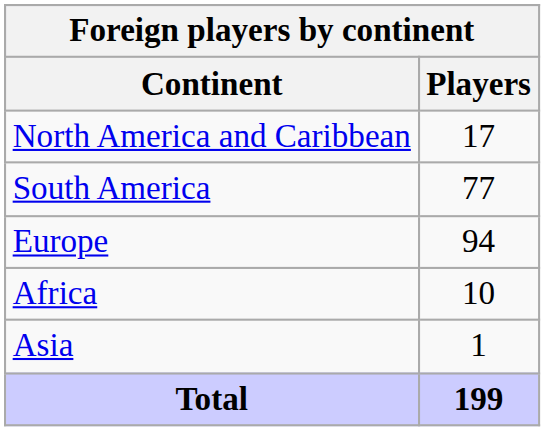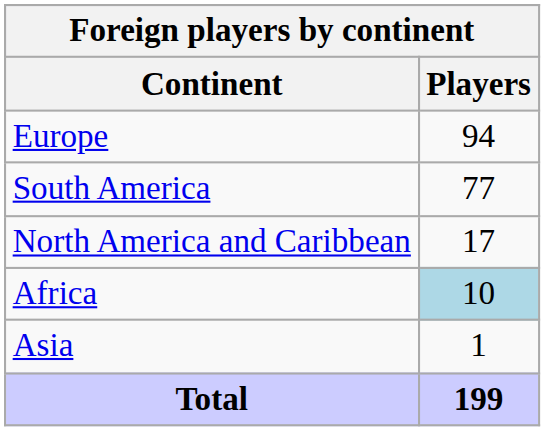rows swapped: (60, 240) <-> (212, 135)
(479, 293) no background -> (479, 293) lightblue background
